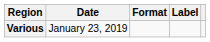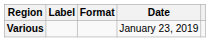columns swapped: (88, 12) <-> (185, 12)
